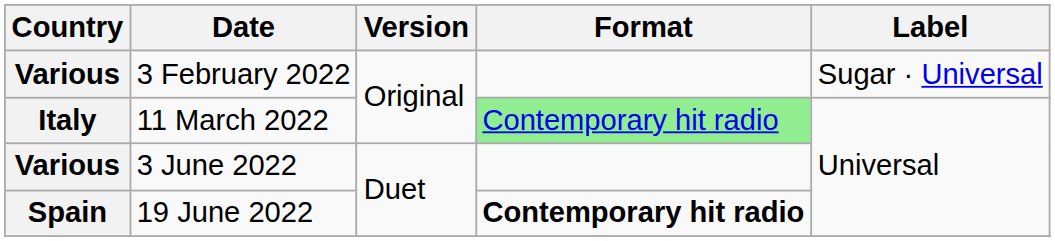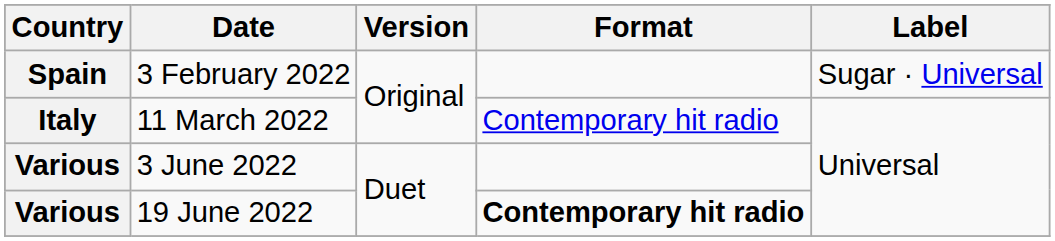(67, 73) Various -> (67, 73) Spain
(631, 119) lightgreen background -> (631, 119) no background
(67, 212) Spain -> (67, 212) Various
